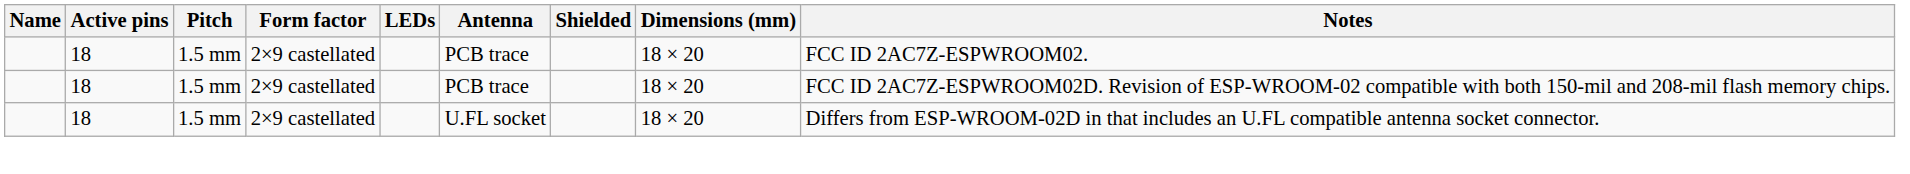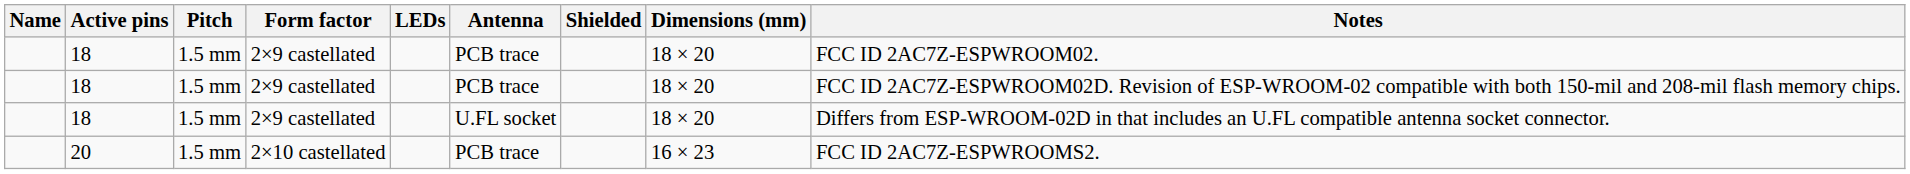+ row: (81, 151)
